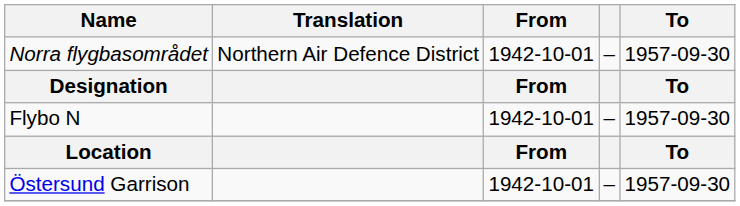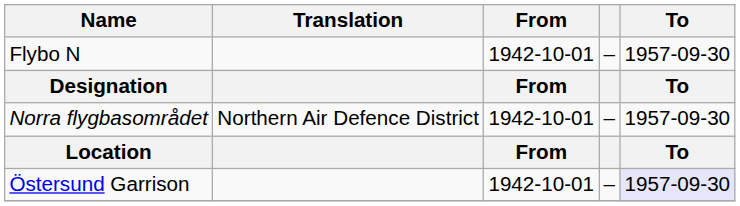rows swapped: (109, 53) <-> (45, 119)
(677, 184) no background -> (677, 184) lavender background
